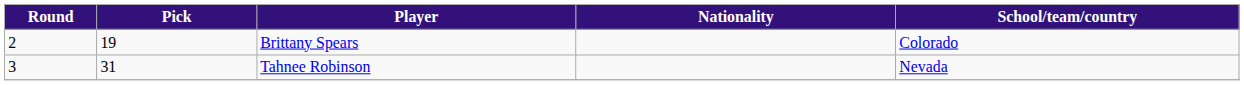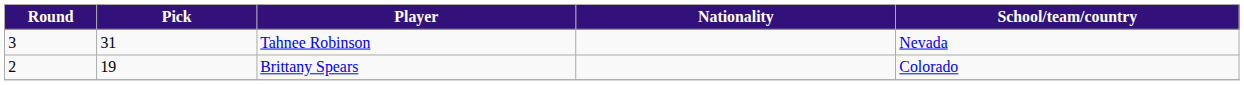rows swapped: (309, 42) <-> (315, 67)
